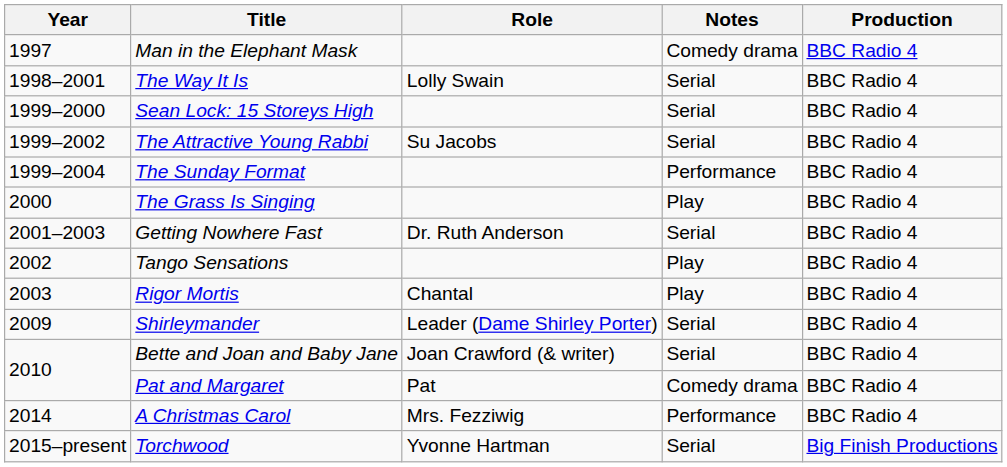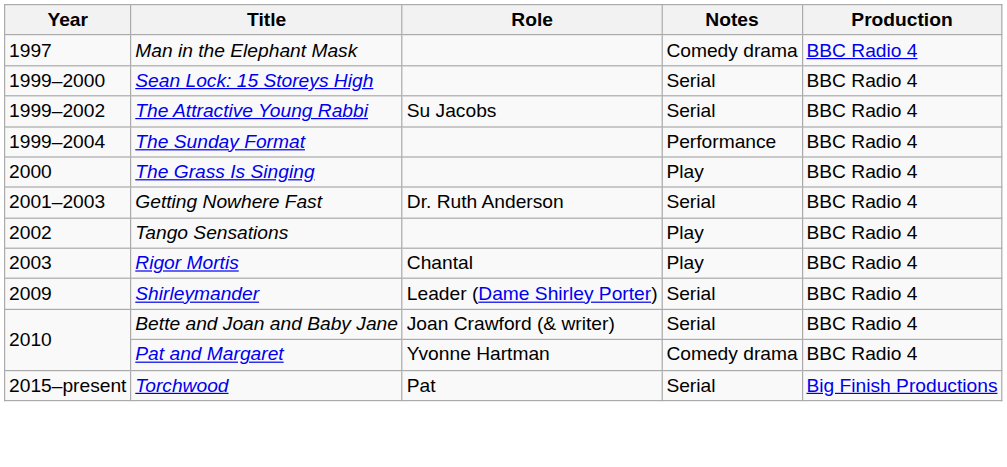- row: (192, 80)
(421, 385) Pat -> (478, 354) Yvonne Hartman
- row: (213, 415)
(478, 446) Yvonne Hartman -> (421, 385) Pat
